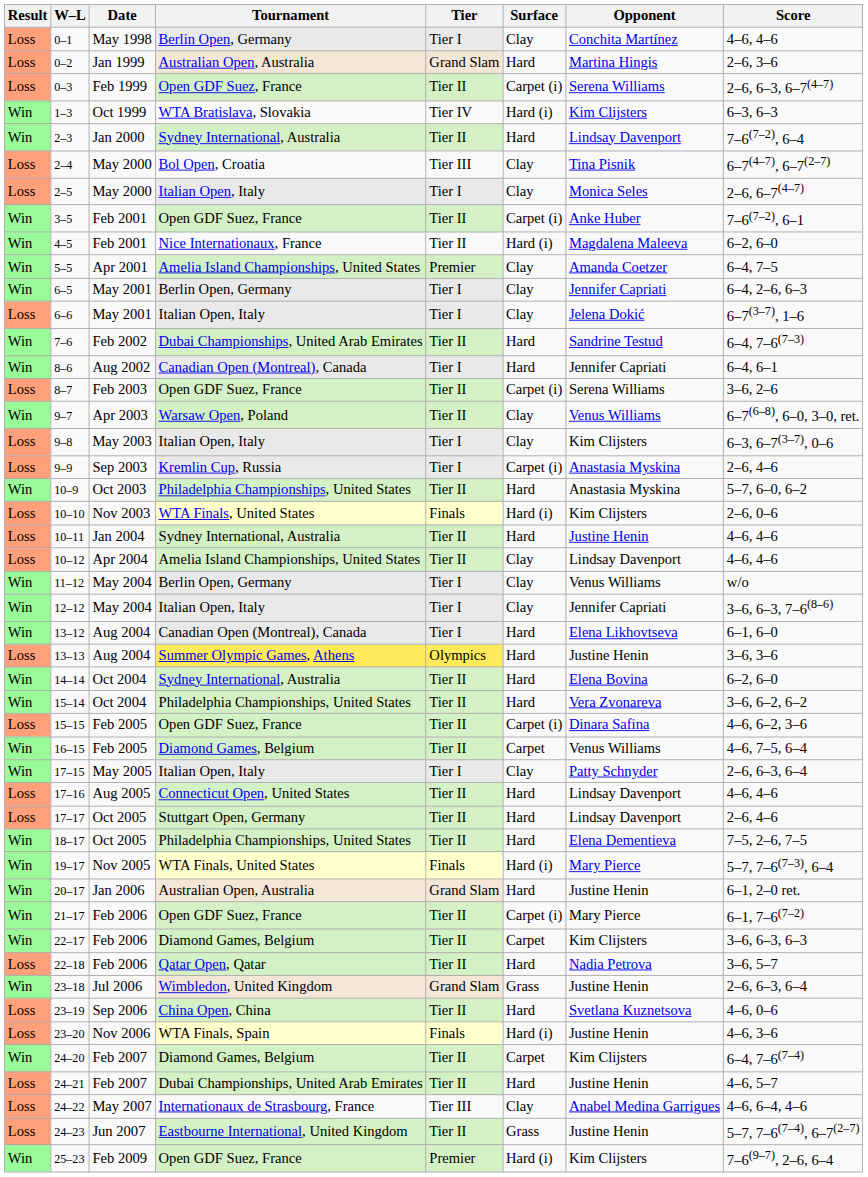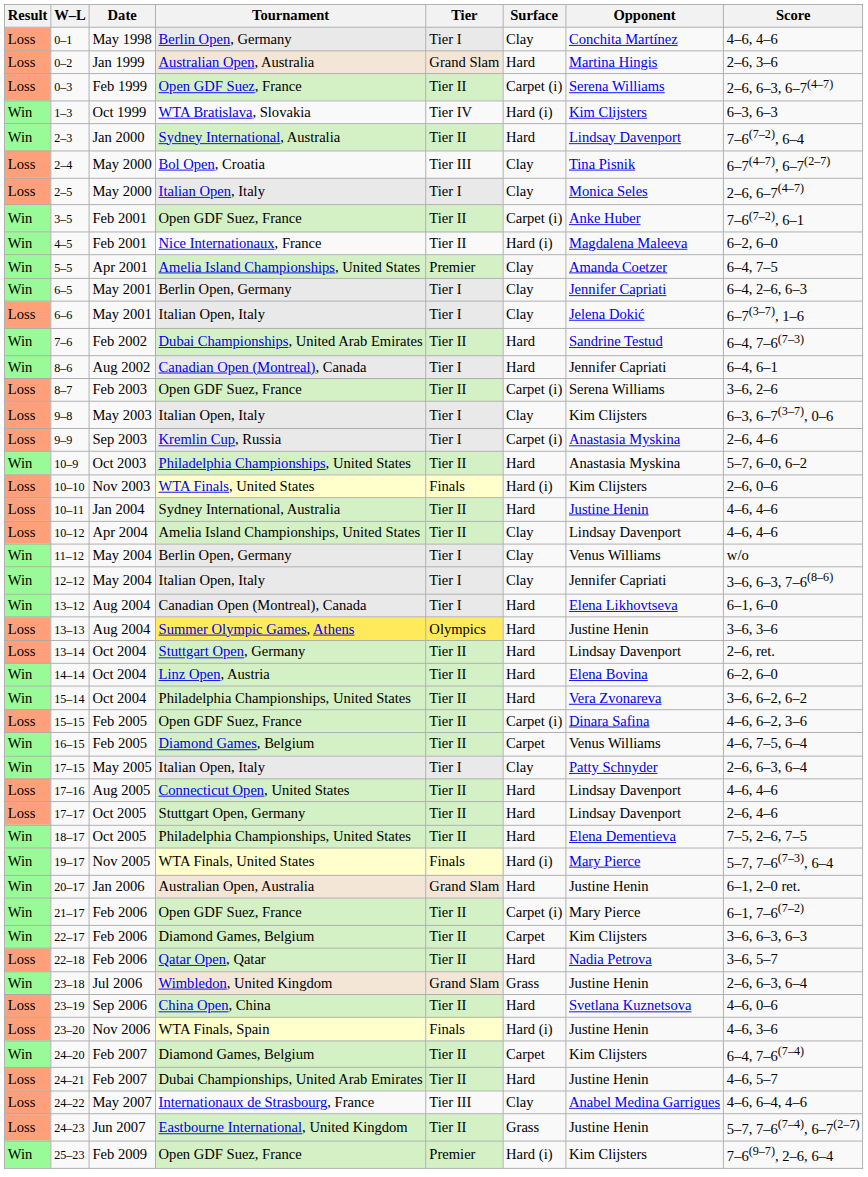- row: (63, 415)
+ row: (69, 652)
(249, 678) Sydney International, Australia -> (214, 674) Linz Open, Austria
